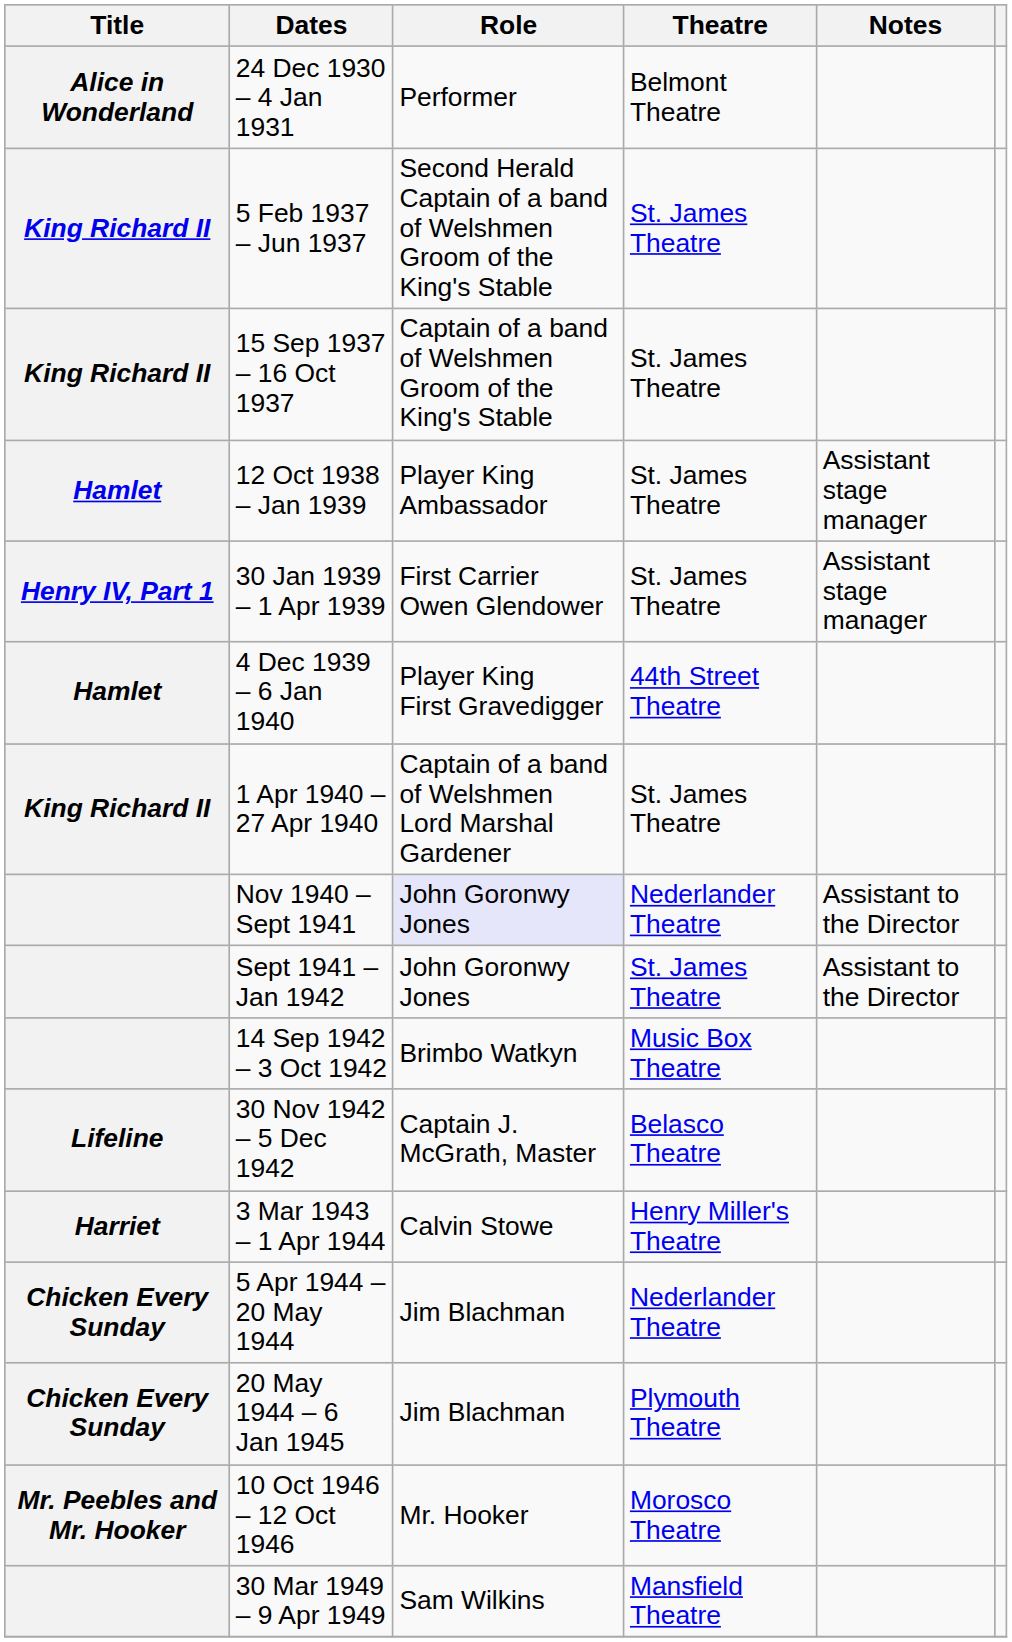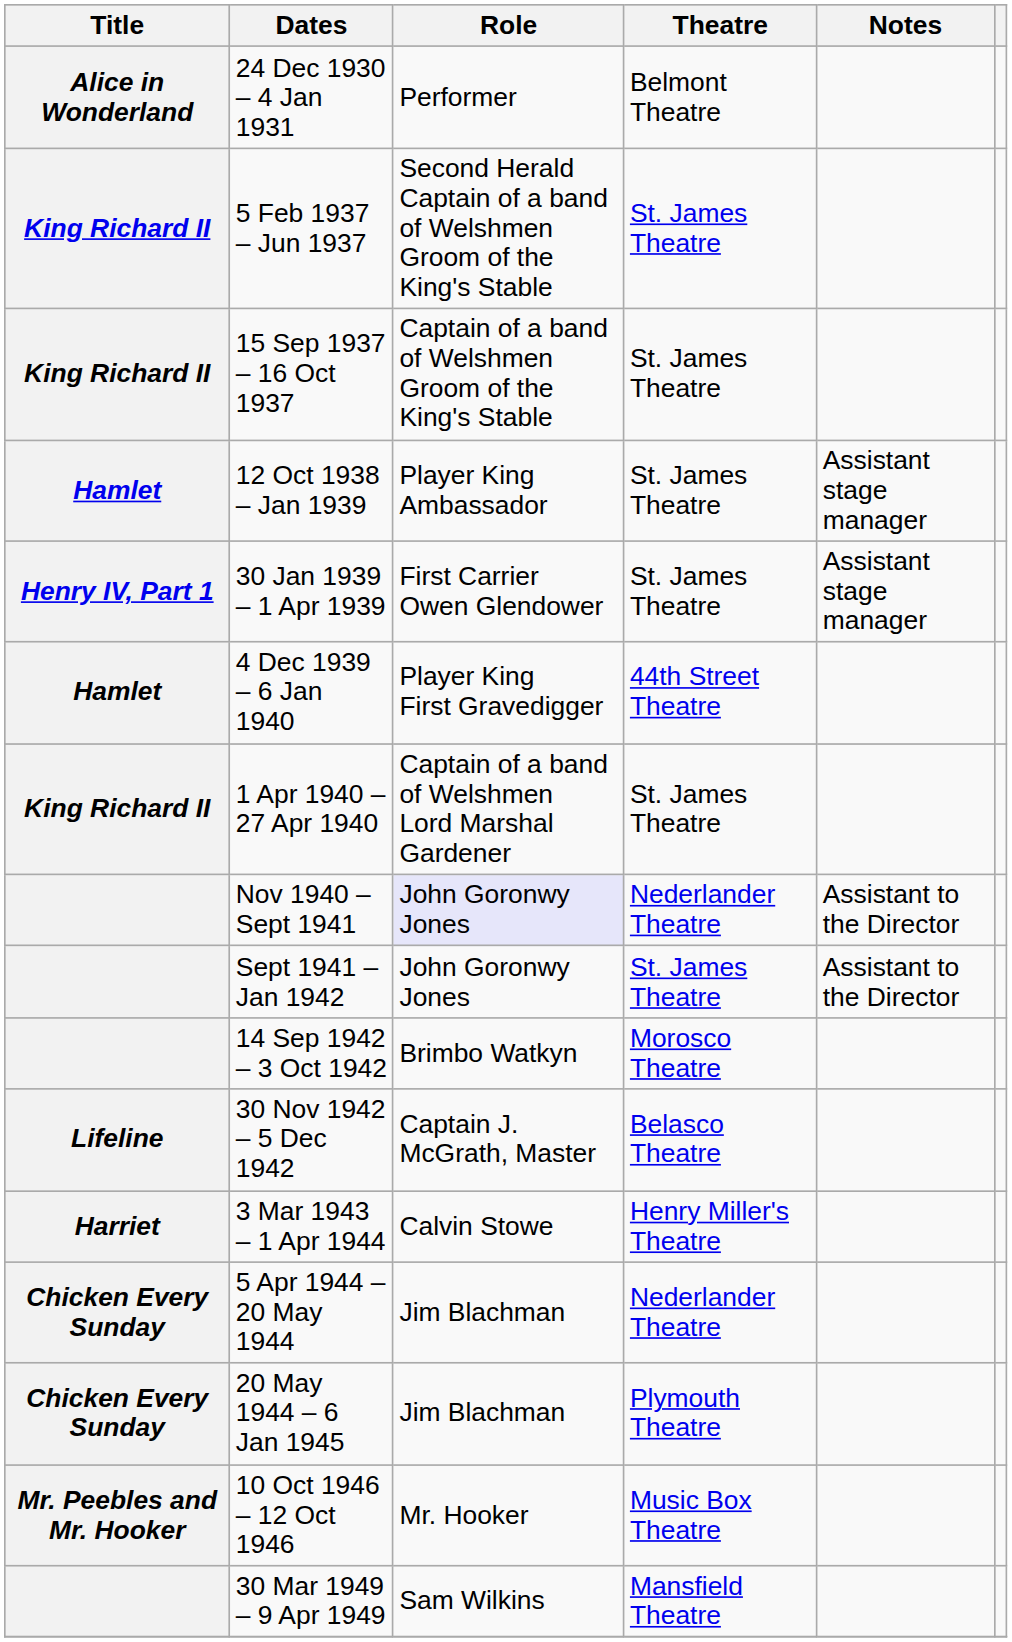(691, 1052) Music Box Theatre -> (681, 1052) Morosco Theatre
(681, 1514) Morosco Theatre -> (691, 1514) Music Box Theatre
